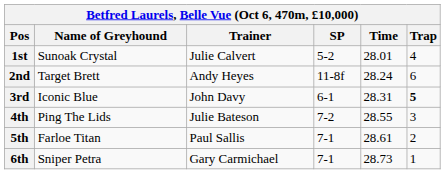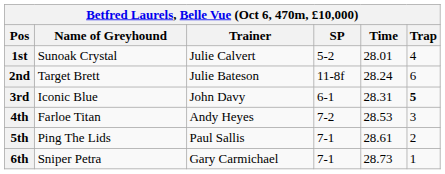(222, 76) Andy Heyes -> (224, 76) Julie Bateson
(74, 117) Ping The Lids -> (69, 117) Farloe Titan
(224, 117) Julie Bateson -> (222, 117) Andy Heyes
(378, 117) 28.55 -> (378, 117) 28.53
(69, 138) Farloe Titan -> (74, 138) Ping The Lids
